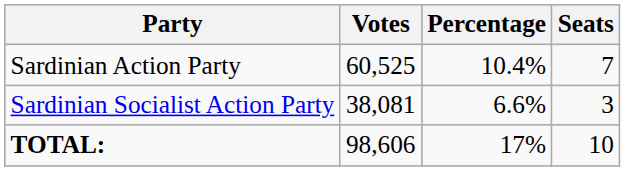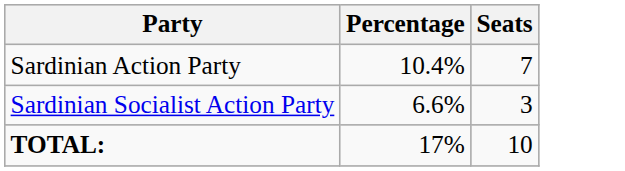- column: (381, 24)
